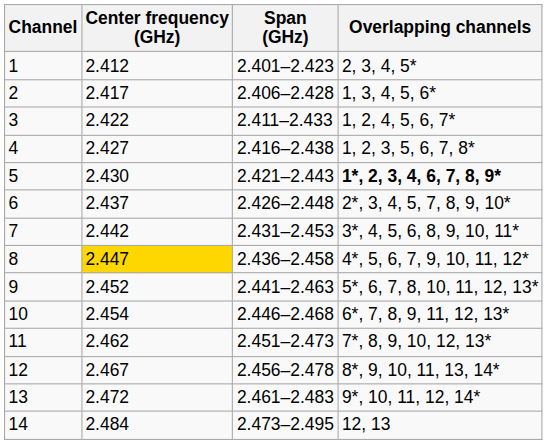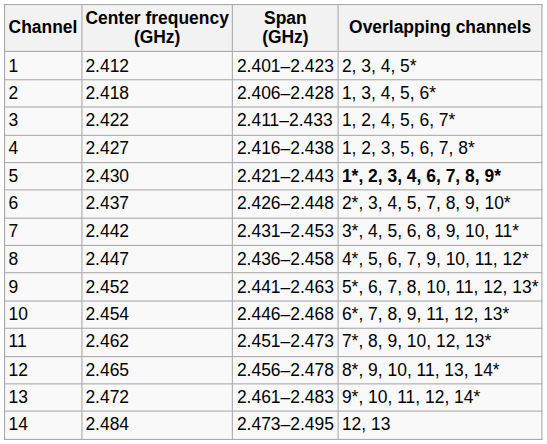(107, 93) 2.417 -> (107, 93) 2.418
(107, 259) gold background -> (107, 259) no background
(107, 369) 2.467 -> (107, 369) 2.465
